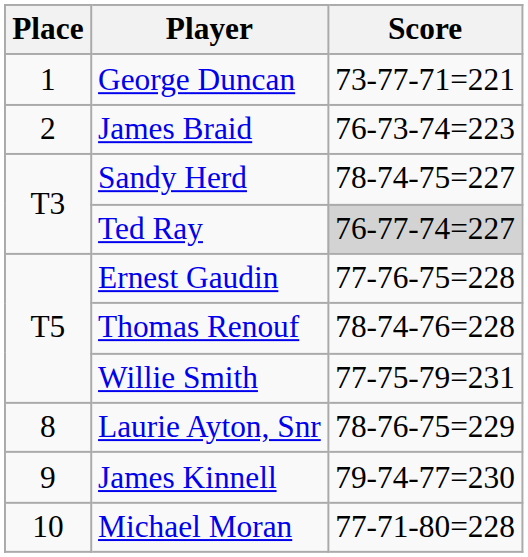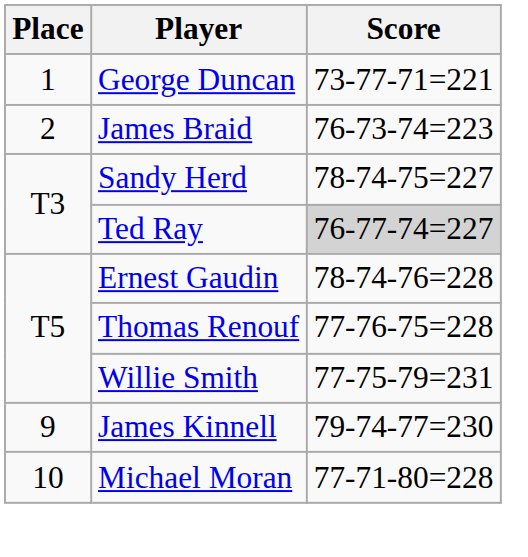(425, 278) 77-76-75=228 -> (404, 278) 78-74-76=228
(425, 327) 78-74-76=228 -> (404, 327) 77-76-75=228
- row: (209, 427)
